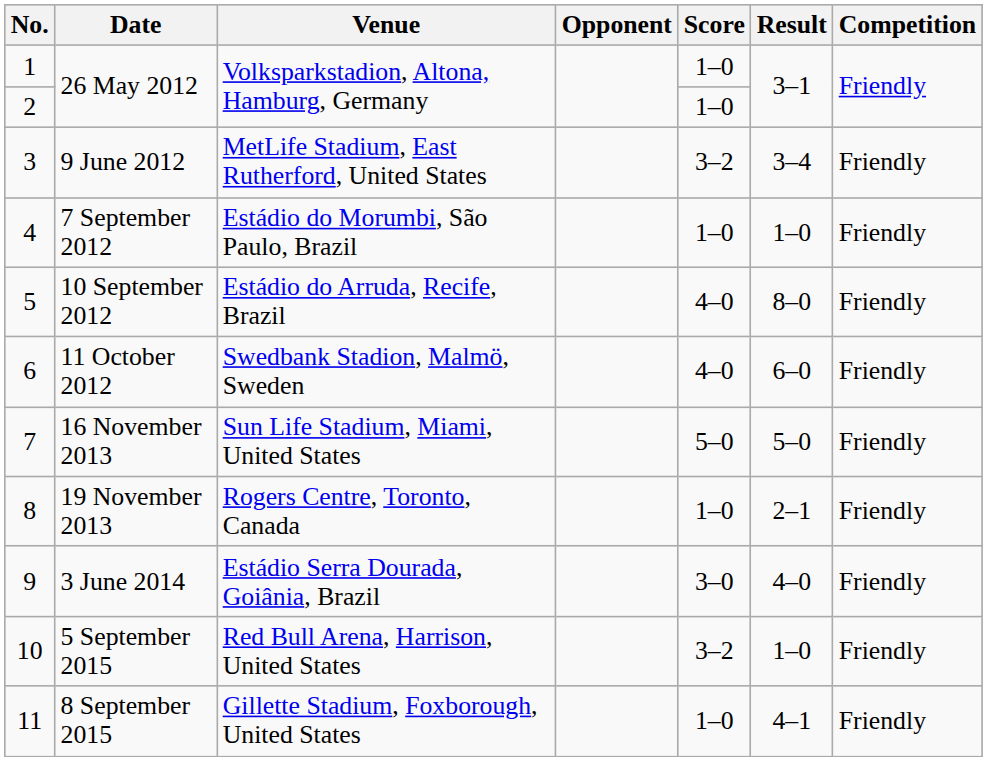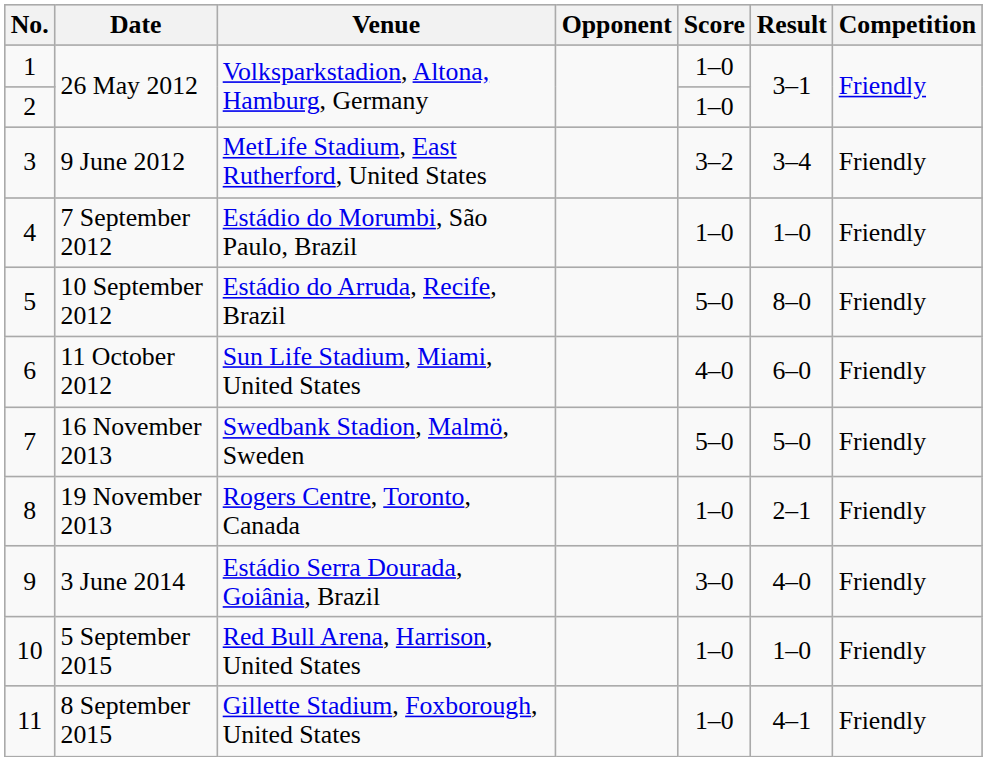(714, 301) 4–0 -> (714, 301) 5–0
(366, 371) Swedbank Stadion, Malmö, Sweden -> (358, 371) Sun Life Stadium, Miami, United States
(358, 441) Sun Life Stadium, Miami, United States -> (366, 441) Swedbank Stadion, Malmö, Sweden
(714, 650) 3–2 -> (714, 650) 1–0
